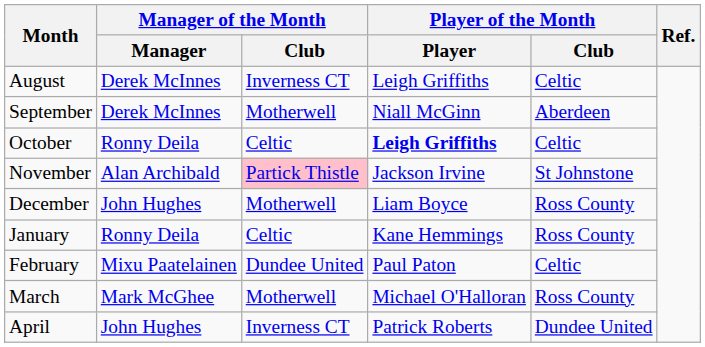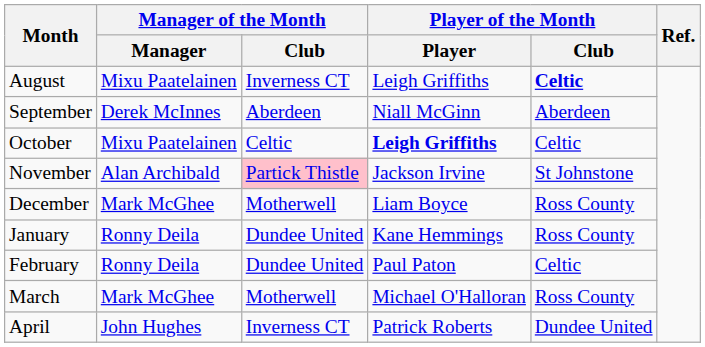(161, 81) Derek McInnes -> (169, 81) Mixu Paatelainen
(558, 81) normal -> (559, 81) bold
(291, 111) Motherwell -> (283, 111) Aberdeen
(150, 142) Ronny Deila -> (169, 142) Mixu Paatelainen
(151, 204) John Hughes -> (157, 204) Mark McGhee
(269, 234) Celtic -> (305, 234) Dundee United
(169, 265) Mixu Paatelainen -> (150, 265) Ronny Deila
